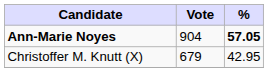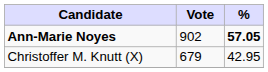(191, 36) 904 -> (191, 36) 902
